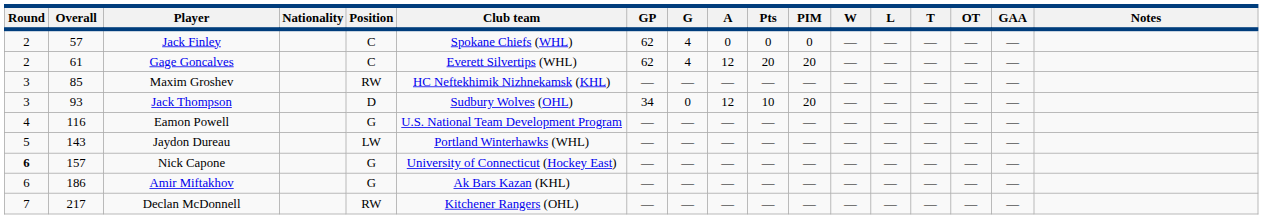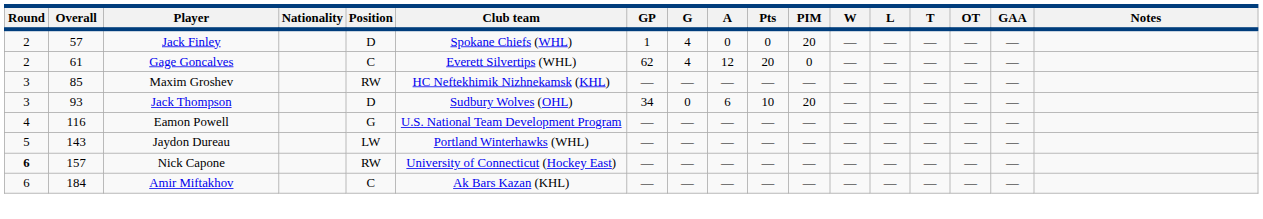(371, 41) C -> (371, 41) D
(647, 41) 62 -> (647, 41) 1
(809, 41) 0 -> (809, 41) 20
(809, 61) 20 -> (809, 61) 0
(728, 102) 12 -> (727, 102) 6
(371, 163) G -> (371, 163) RW
(76, 183) 186 -> (76, 183) 184
(371, 183) G -> (371, 183) C
- row: (192, 203)
